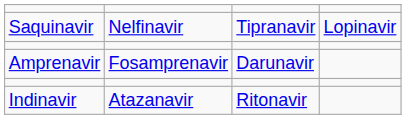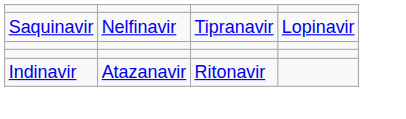- row: (55, 63)
